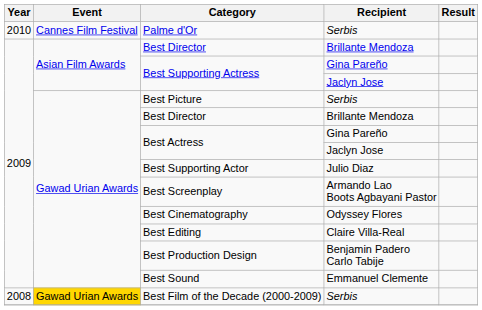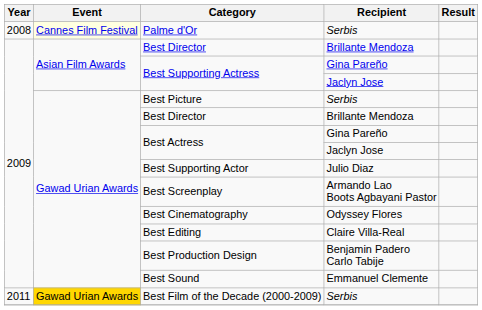(19, 30) 2010 -> (19, 30) 2008
(87, 30) no background -> (87, 30) lightyellow background
(19, 296) 2008 -> (19, 296) 2011
